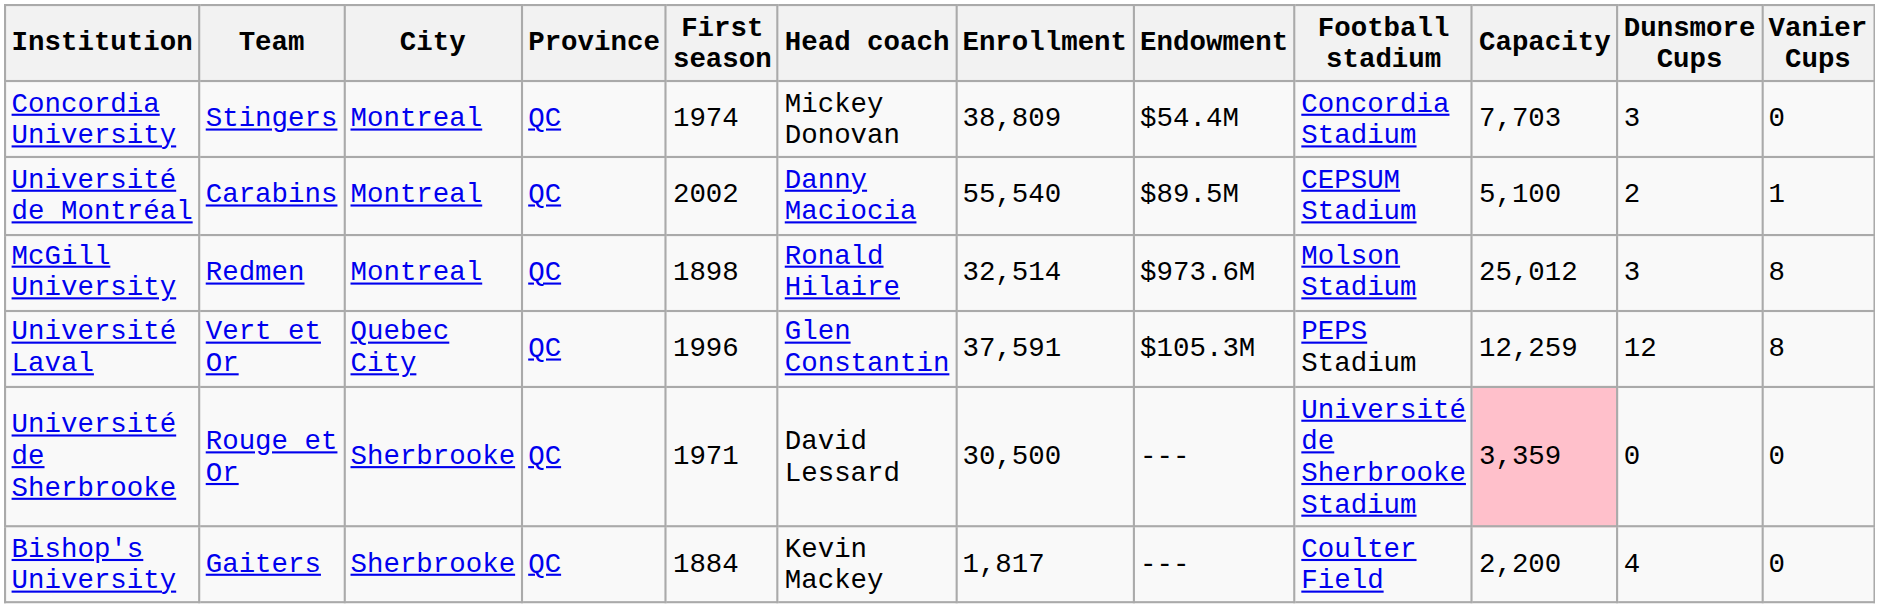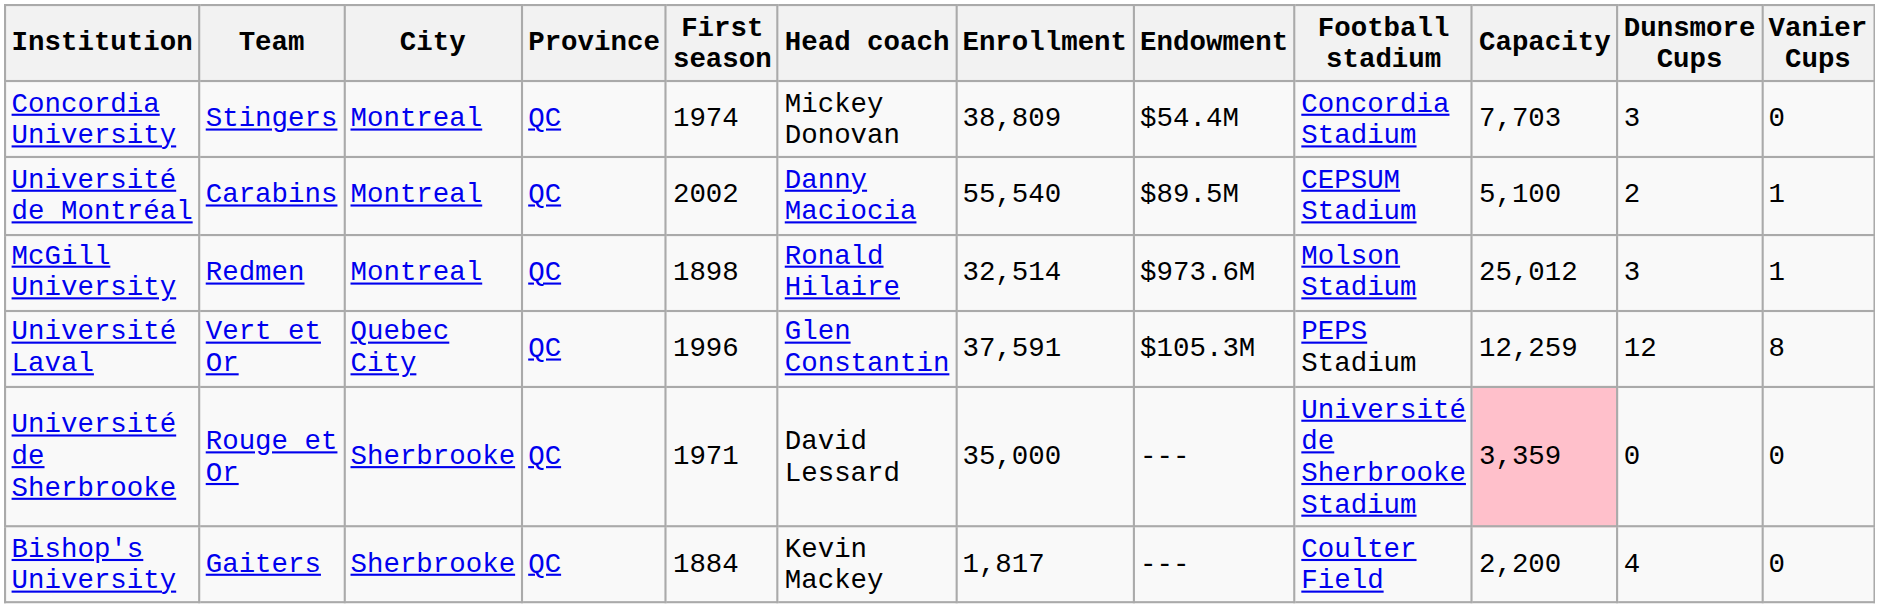(1777, 272) 8 -> (1777, 272) 1
(1012, 457) 30,500 -> (1012, 457) 35,000
